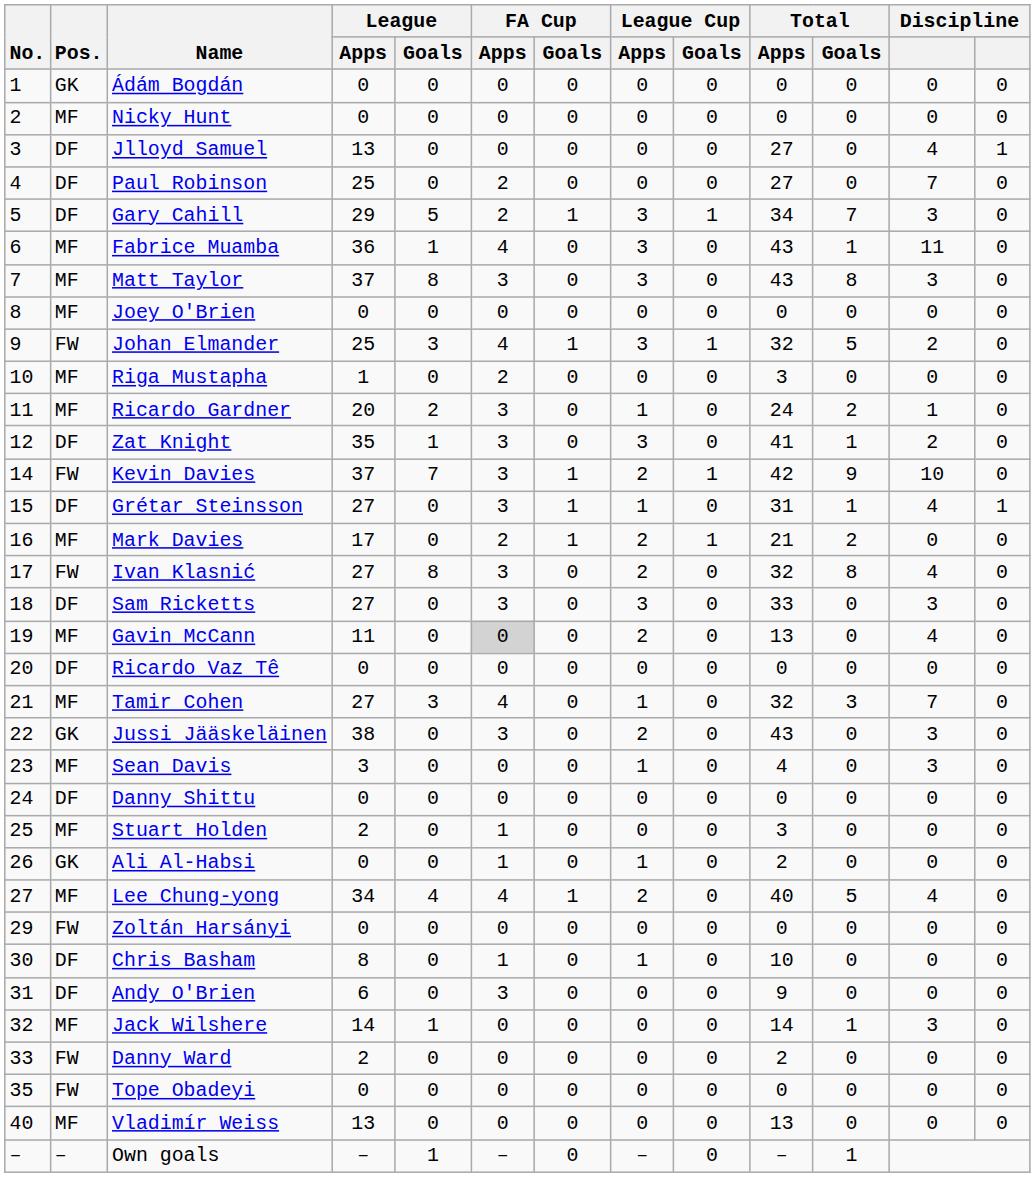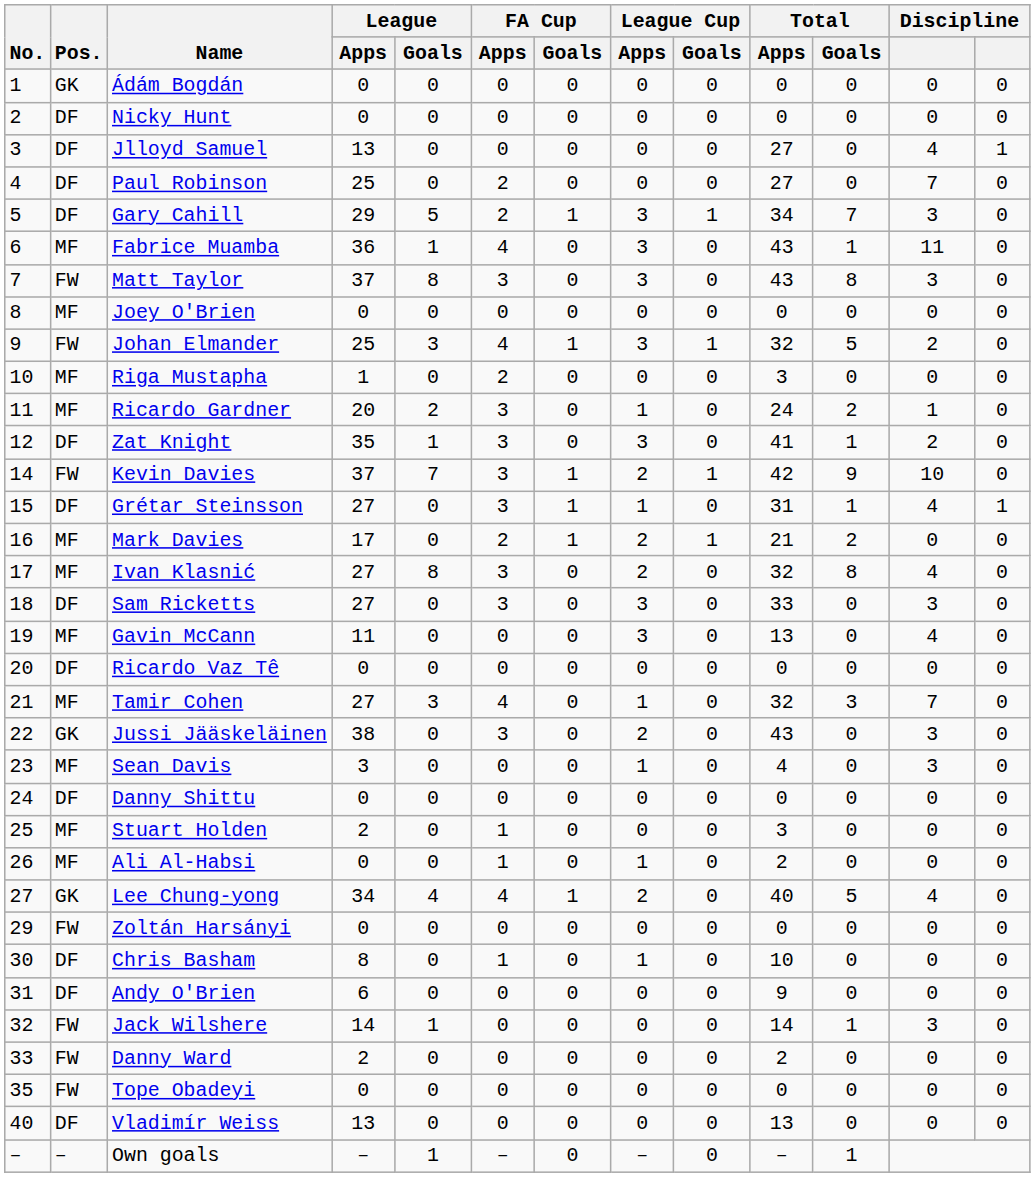(67, 118) MF -> (67, 118) DF
(67, 280) MF -> (67, 280) FW
(67, 572) FW -> (67, 572) MF
(503, 637) lightgrey background -> (503, 637) no background
(642, 637) 2 -> (642, 637) 3
(67, 864) GK -> (67, 864) MF
(67, 896) MF -> (67, 896) GK
(503, 993) 3 -> (503, 993) 0
(67, 1026) MF -> (67, 1026) FW
(67, 1123) MF -> (67, 1123) DF
